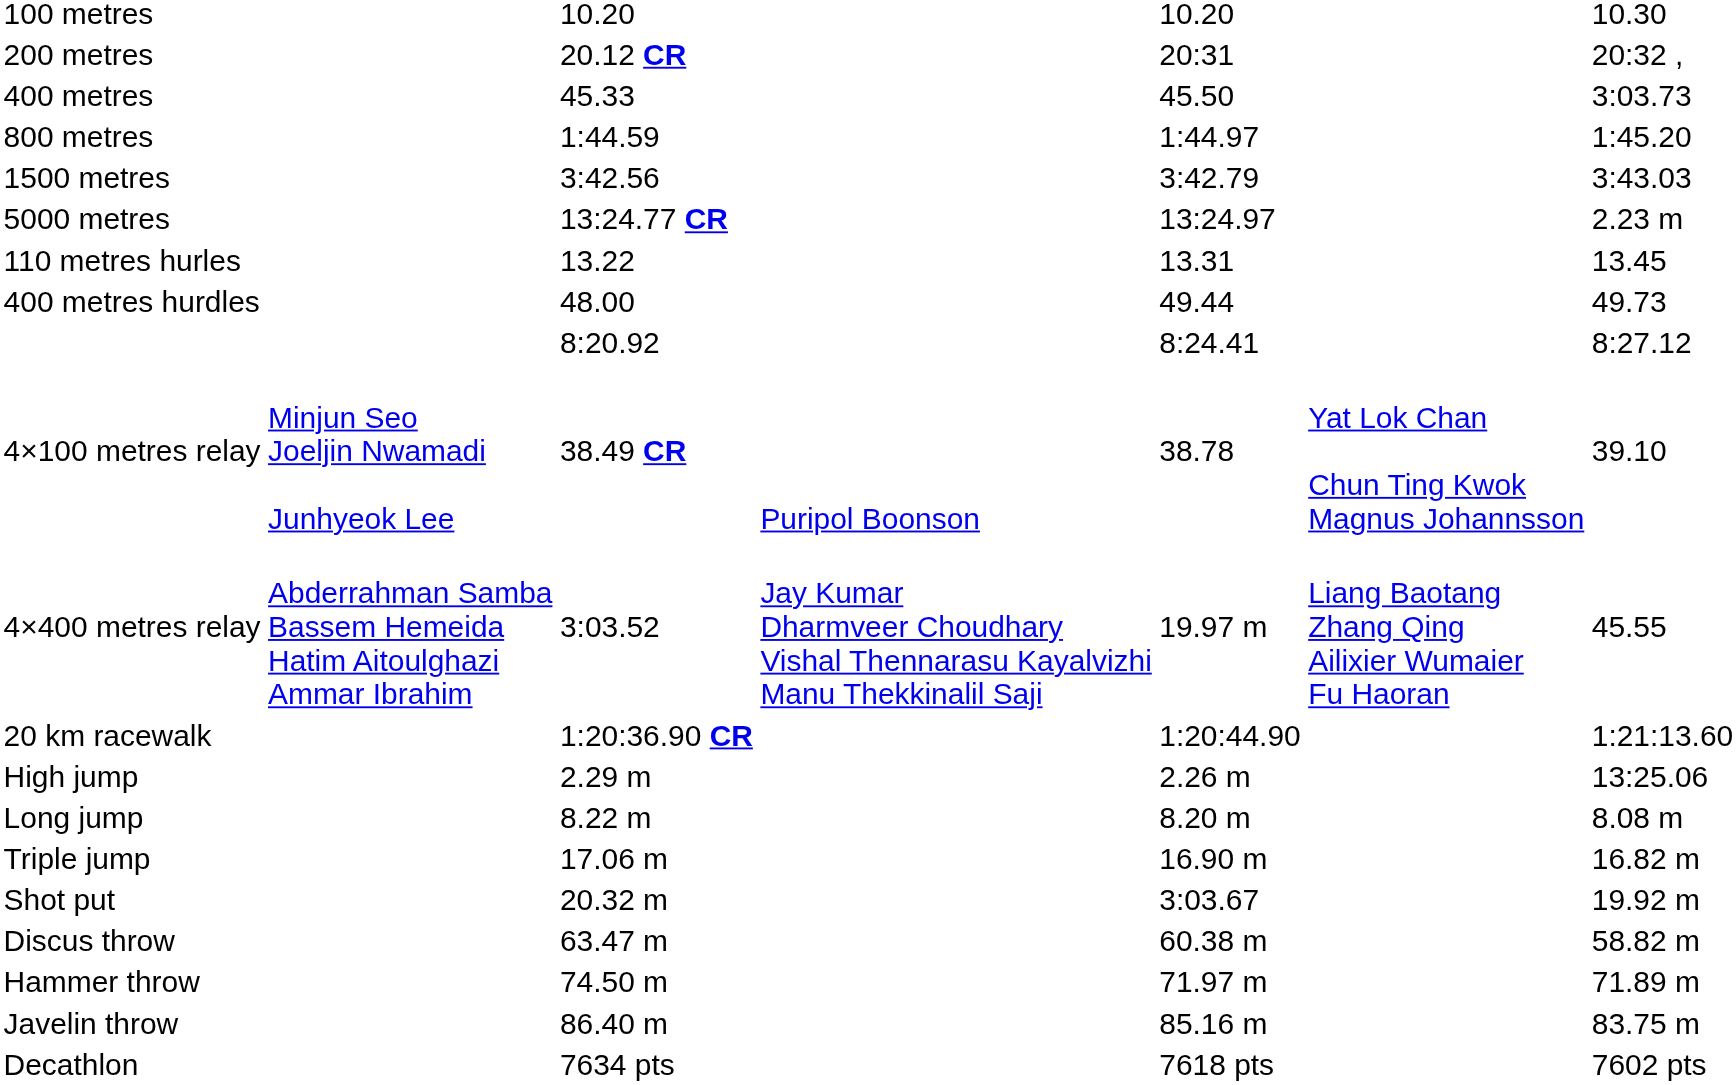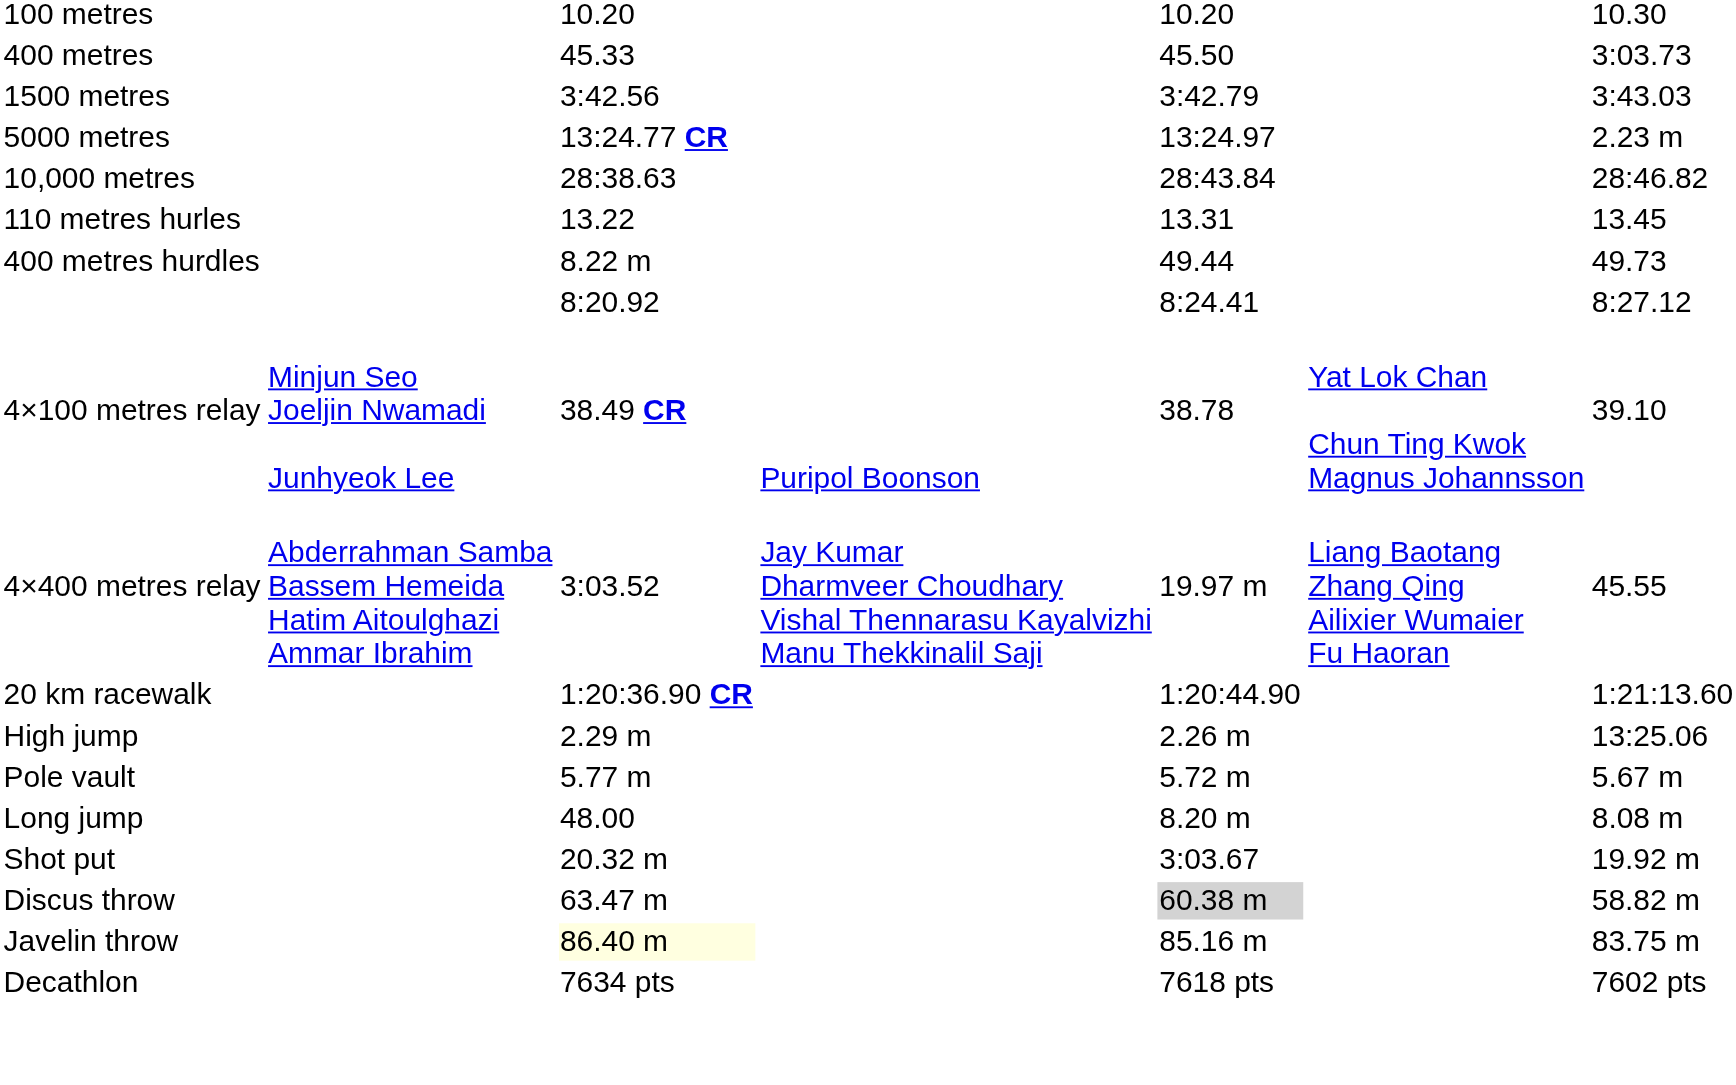- row: (78, 55)
- row: (78, 137)
+ row: (99, 178)
(597, 301) 48.00 -> (606, 260) 8.22 m
+ row: (69, 776)
(606, 818) 8.22 m -> (597, 818) 48.00
- row: (77, 859)
(1213, 941) no background -> (1213, 900) lightgrey background
- row: (102, 982)
(614, 1023) no background -> (614, 941) lightyellow background
